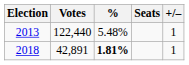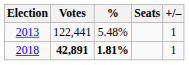(72, 32) 122,440 -> (72, 32) 122,441
(72, 50) normal -> (72, 50) bold
